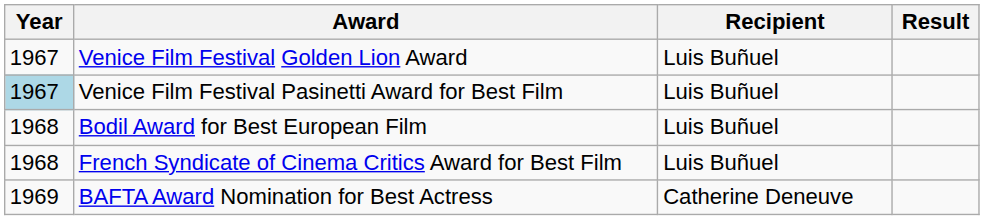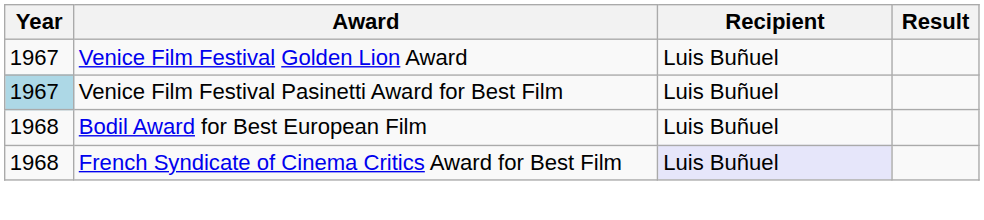(721, 162) no background -> (721, 162) lavender background
- row: (286, 197)
